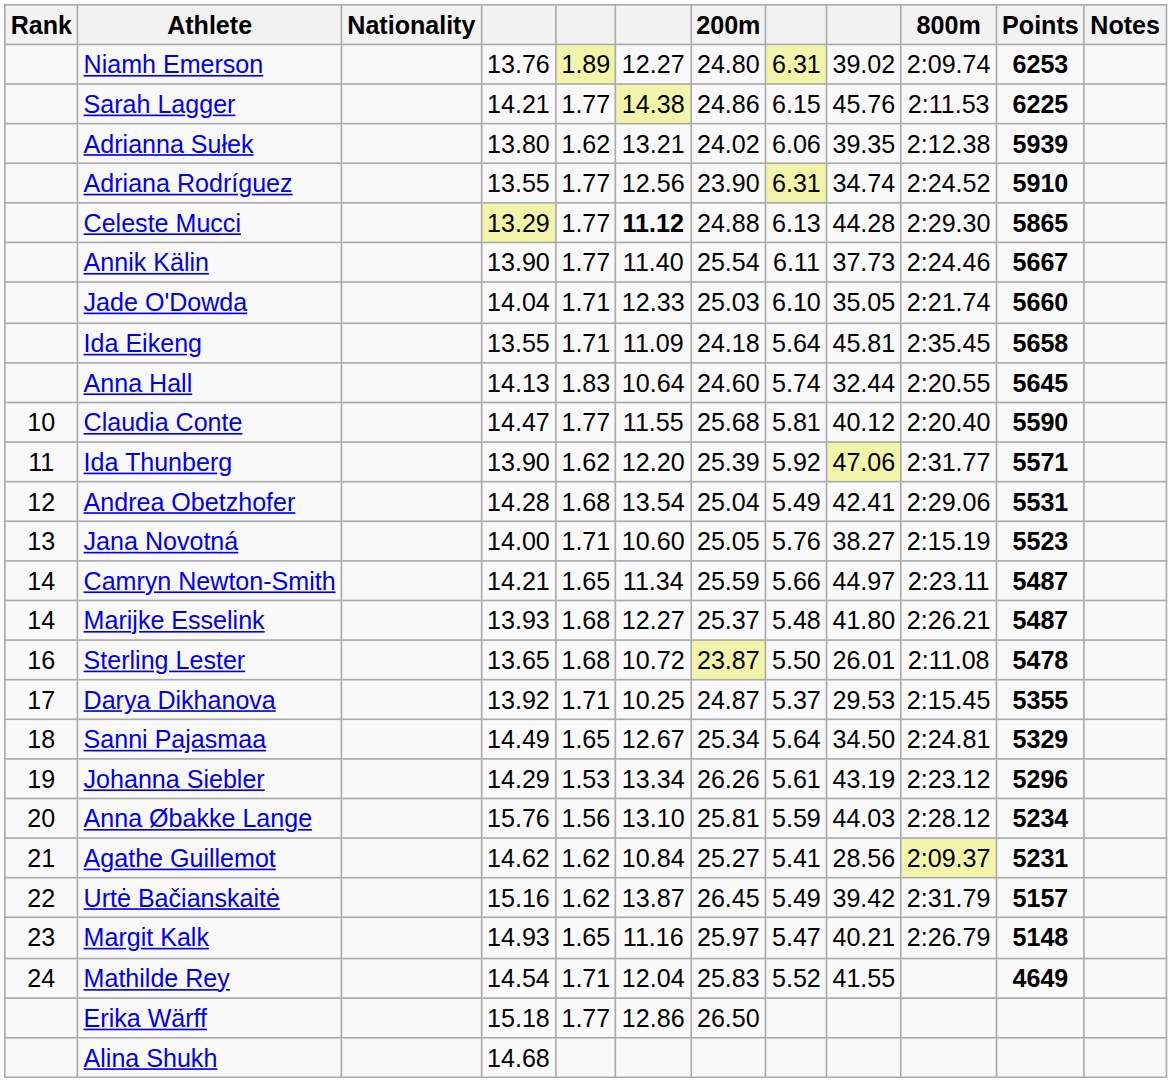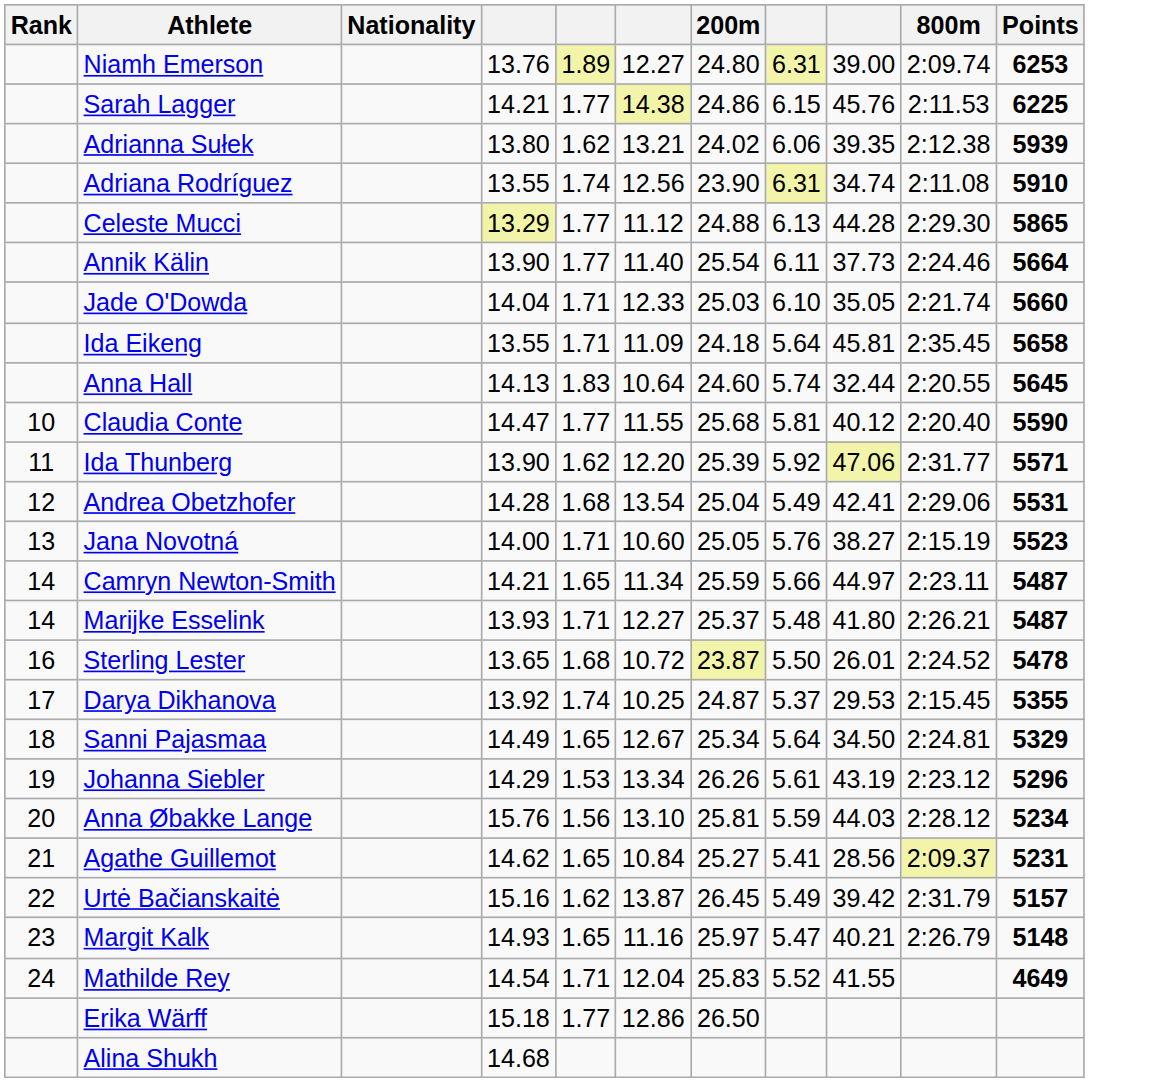- column: (1125, 25)
(864, 65) 39.02 -> (864, 65) 39.00
(586, 184) 1.77 -> (586, 184) 1.74
(949, 184) 2:24.52 -> (949, 184) 2:11.08
(653, 223) bold -> (653, 223) normal
(1040, 263) 5667 -> (1040, 263) 5664
(586, 620) 1.68 -> (586, 620) 1.71
(949, 660) 2:11.08 -> (949, 660) 2:24.52
(586, 700) 1.71 -> (586, 700) 1.74
(586, 859) 1.62 -> (586, 859) 1.65
